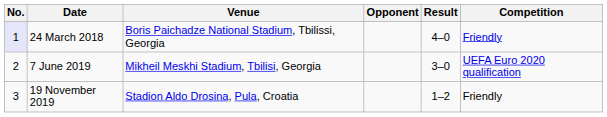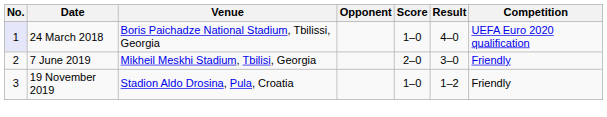+ column: (412, 13)
(482, 36) Friendly -> (513, 36) UEFA Euro 2020 qualification
(504, 66) UEFA Euro 2020 qualification -> (491, 60) Friendly
